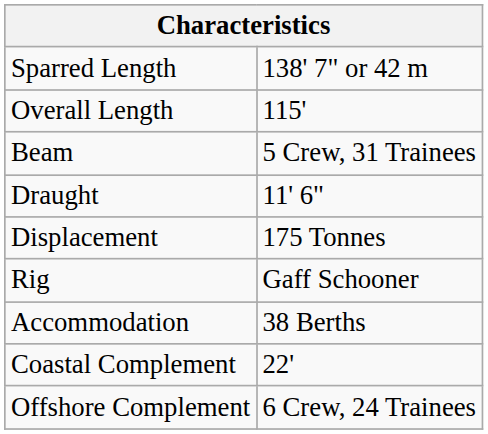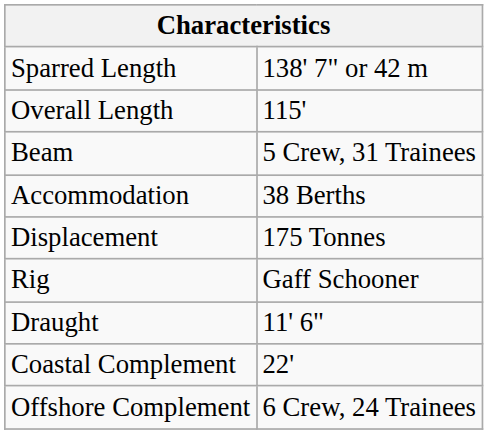rows swapped: (55, 195) <-> (100, 322)
